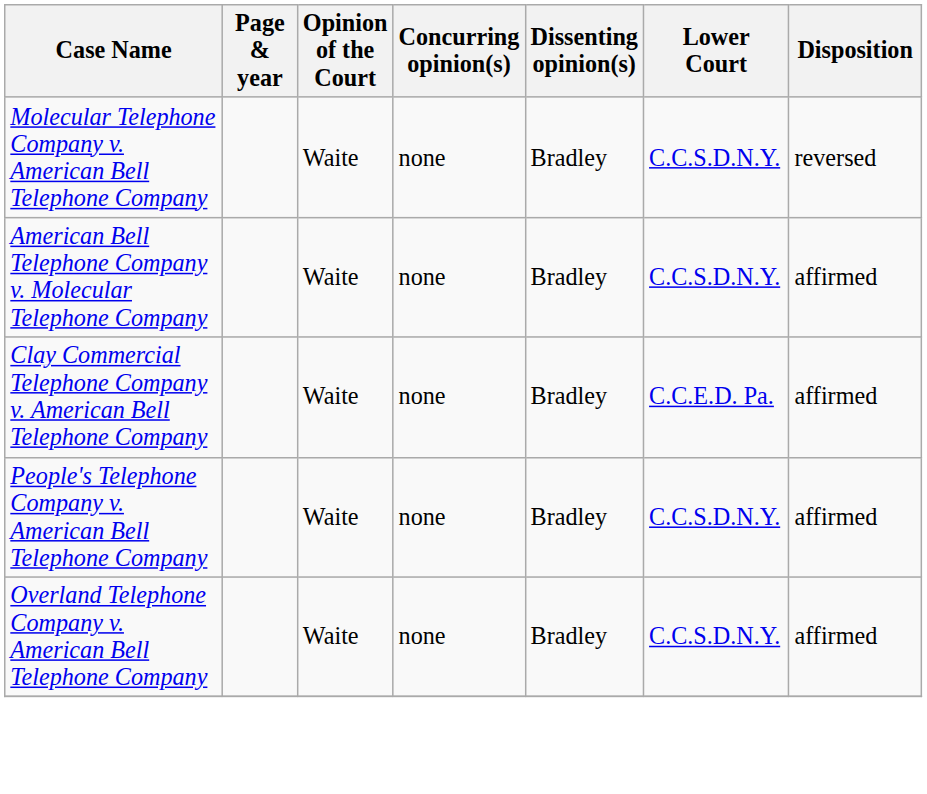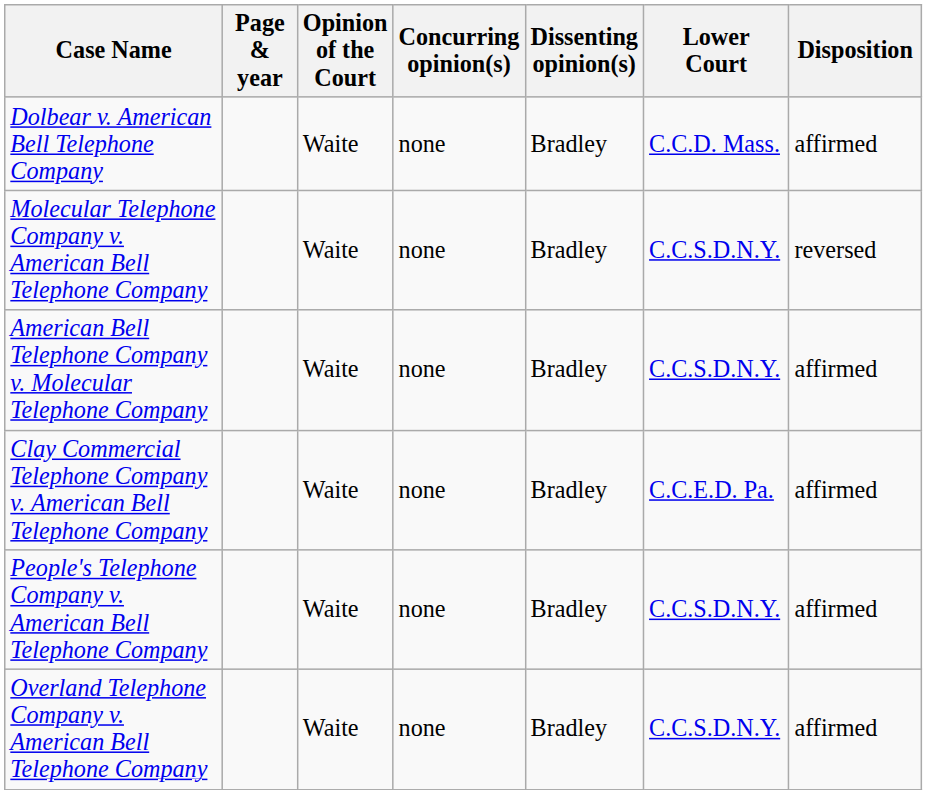+ row: (111, 143)
